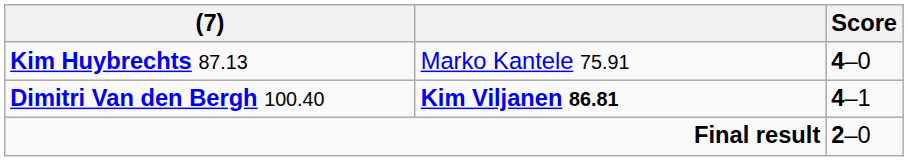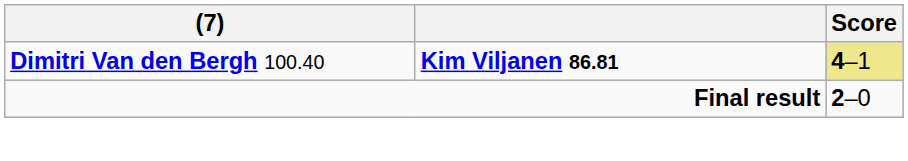- row: (129, 60)
(851, 98) no background -> (851, 60) khaki background
